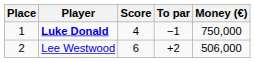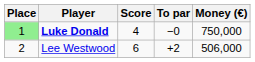(22, 31) no background -> (22, 31) lightgreen background
(173, 31) −1 -> (173, 31) −0
